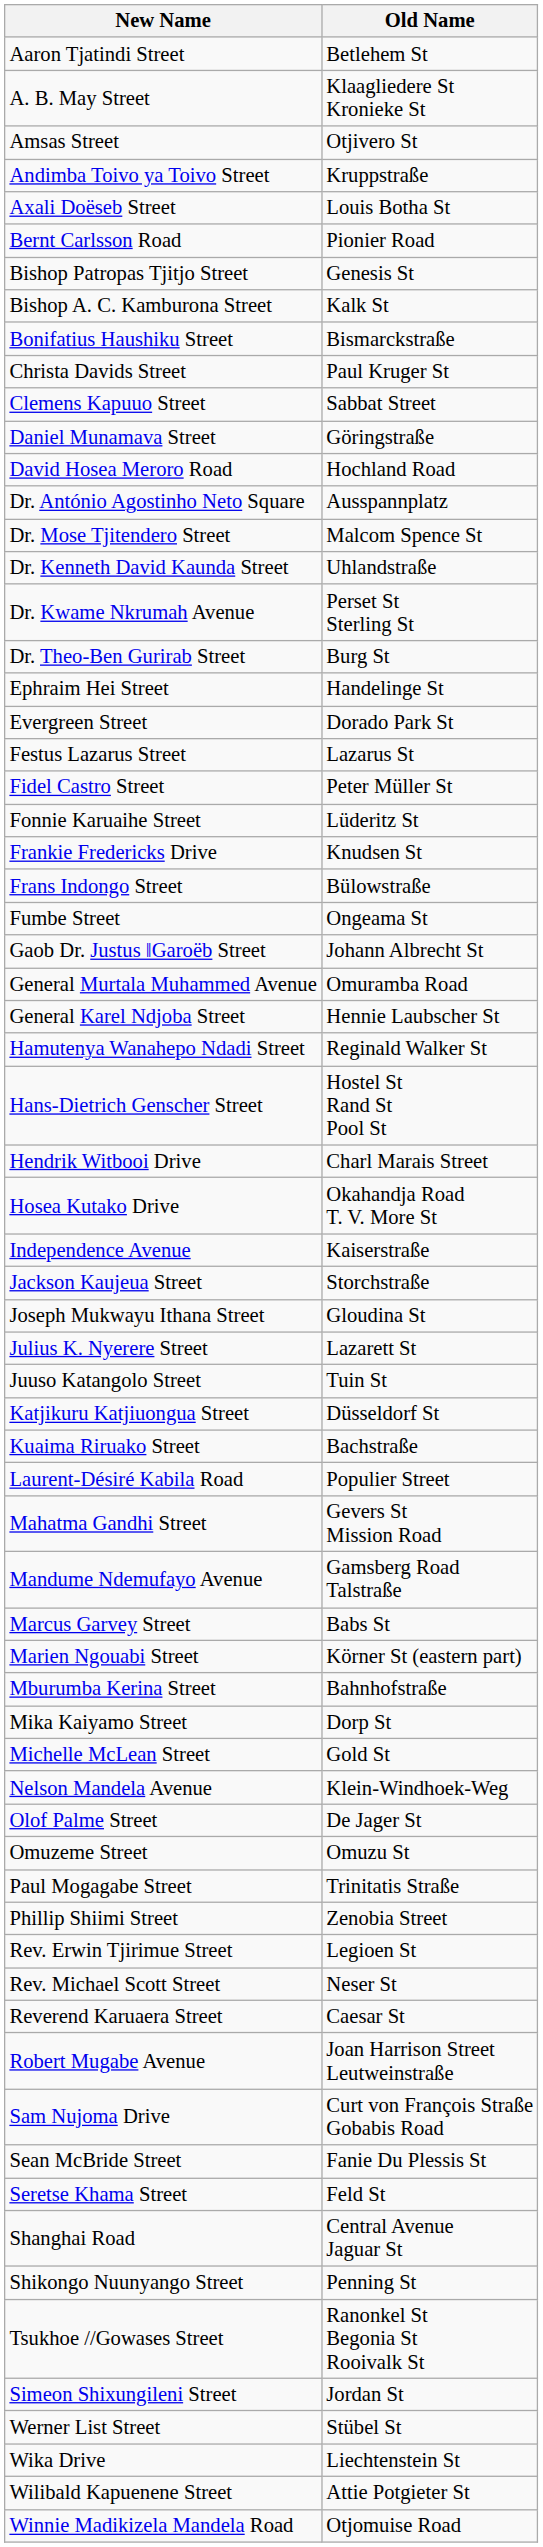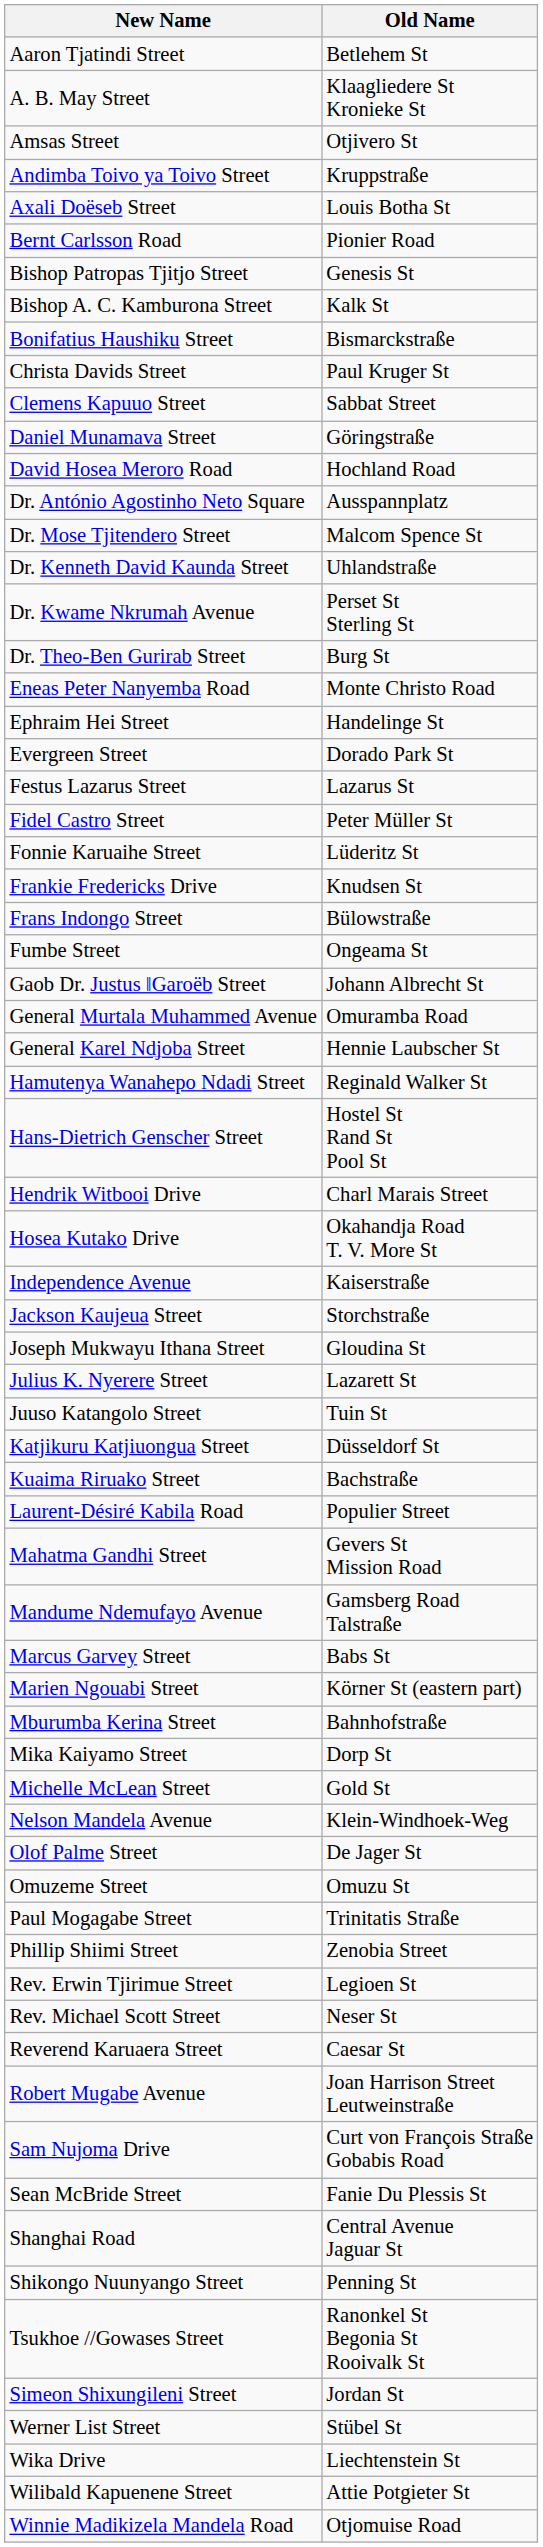+ row: (129, 689)
- row: (98, 2193)
